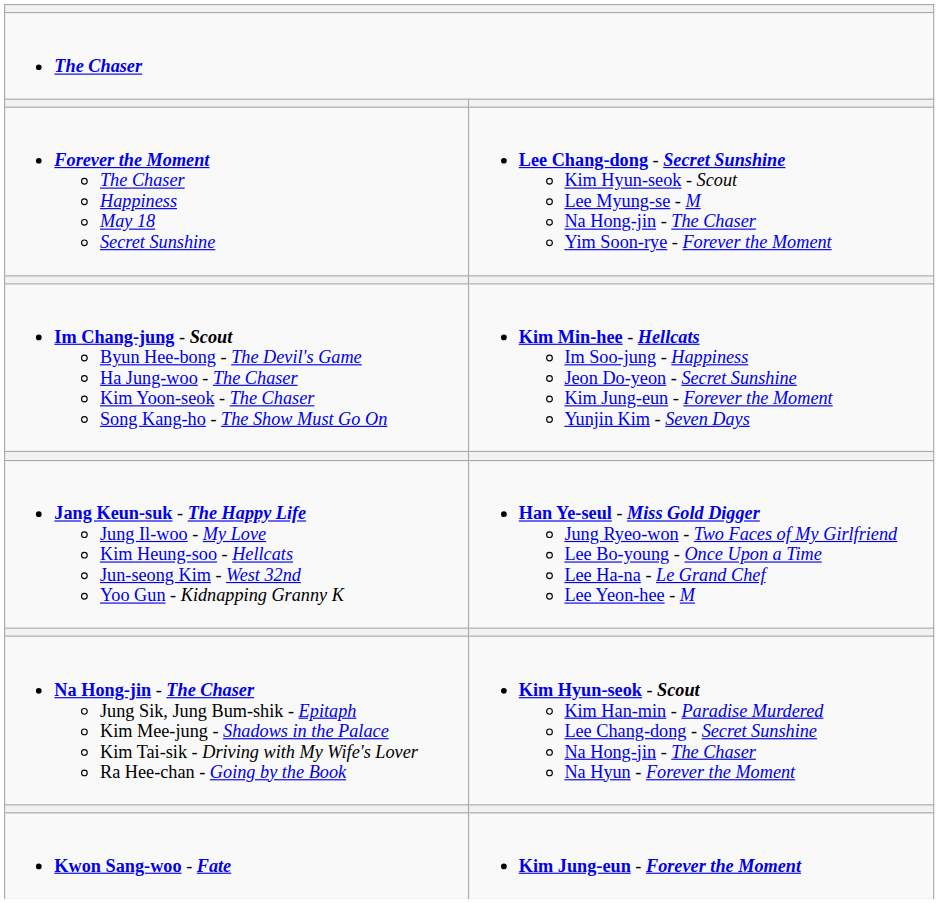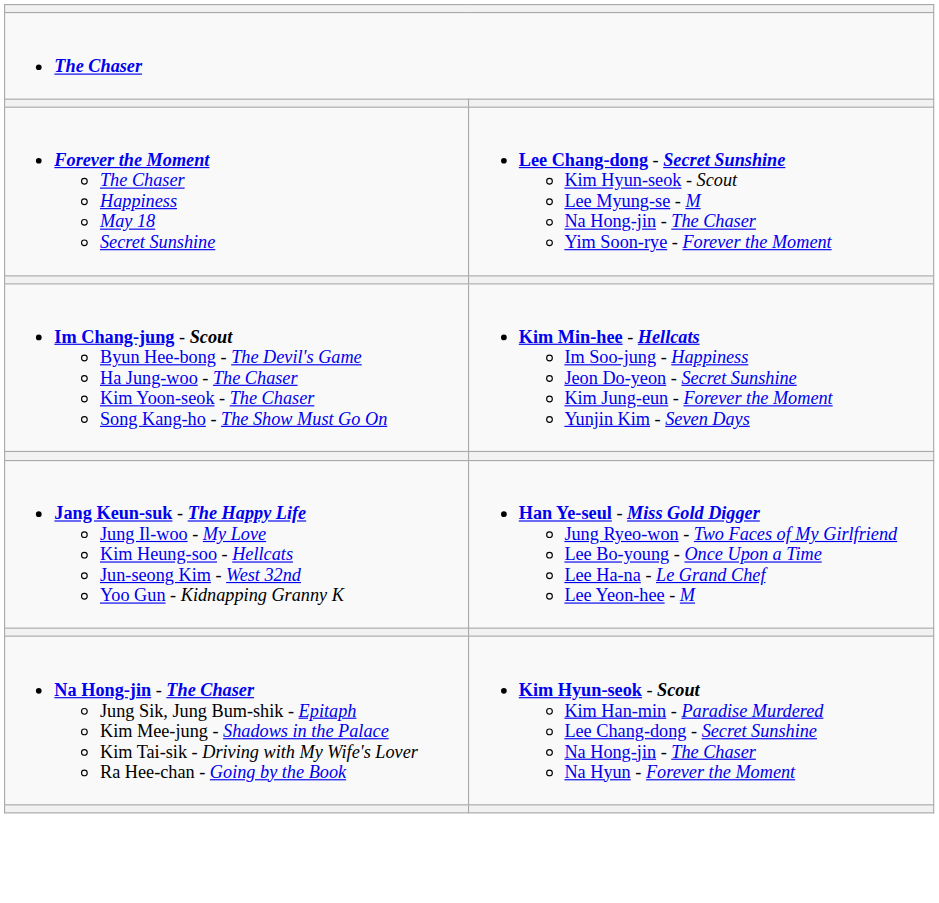- row: (237, 866)
